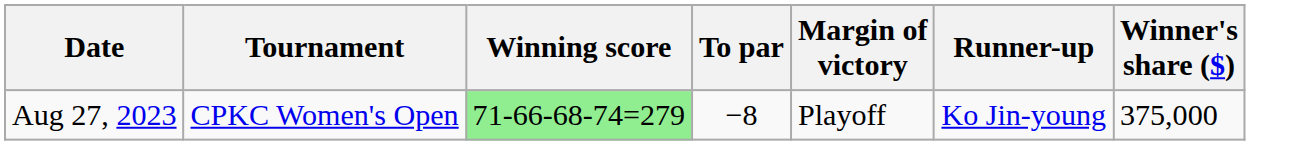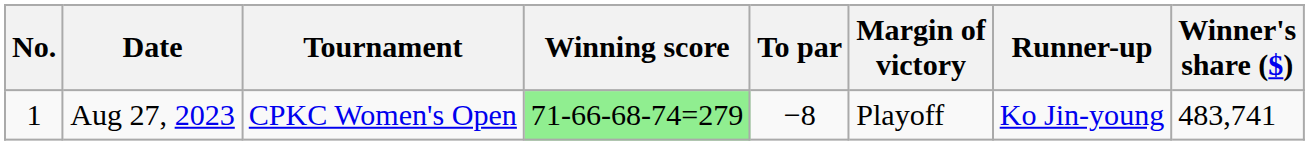+ column: (34, 47)
(1169, 114) 375,000 -> (1227, 114) 483,741
